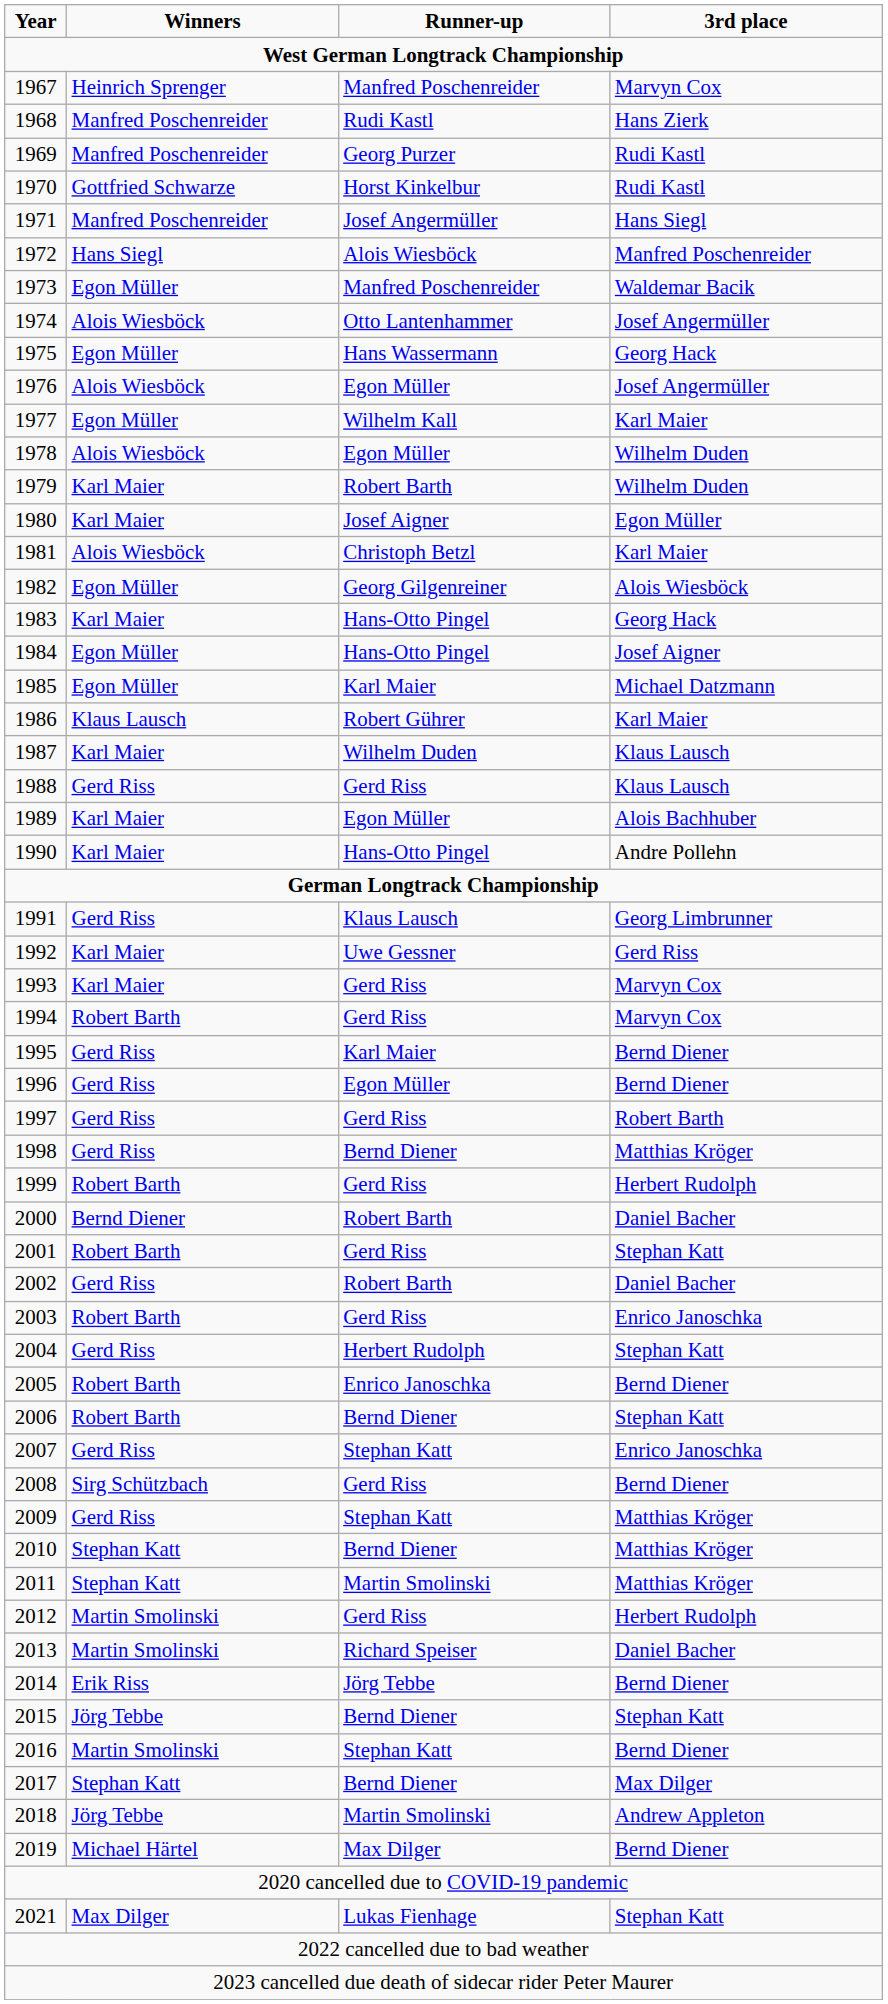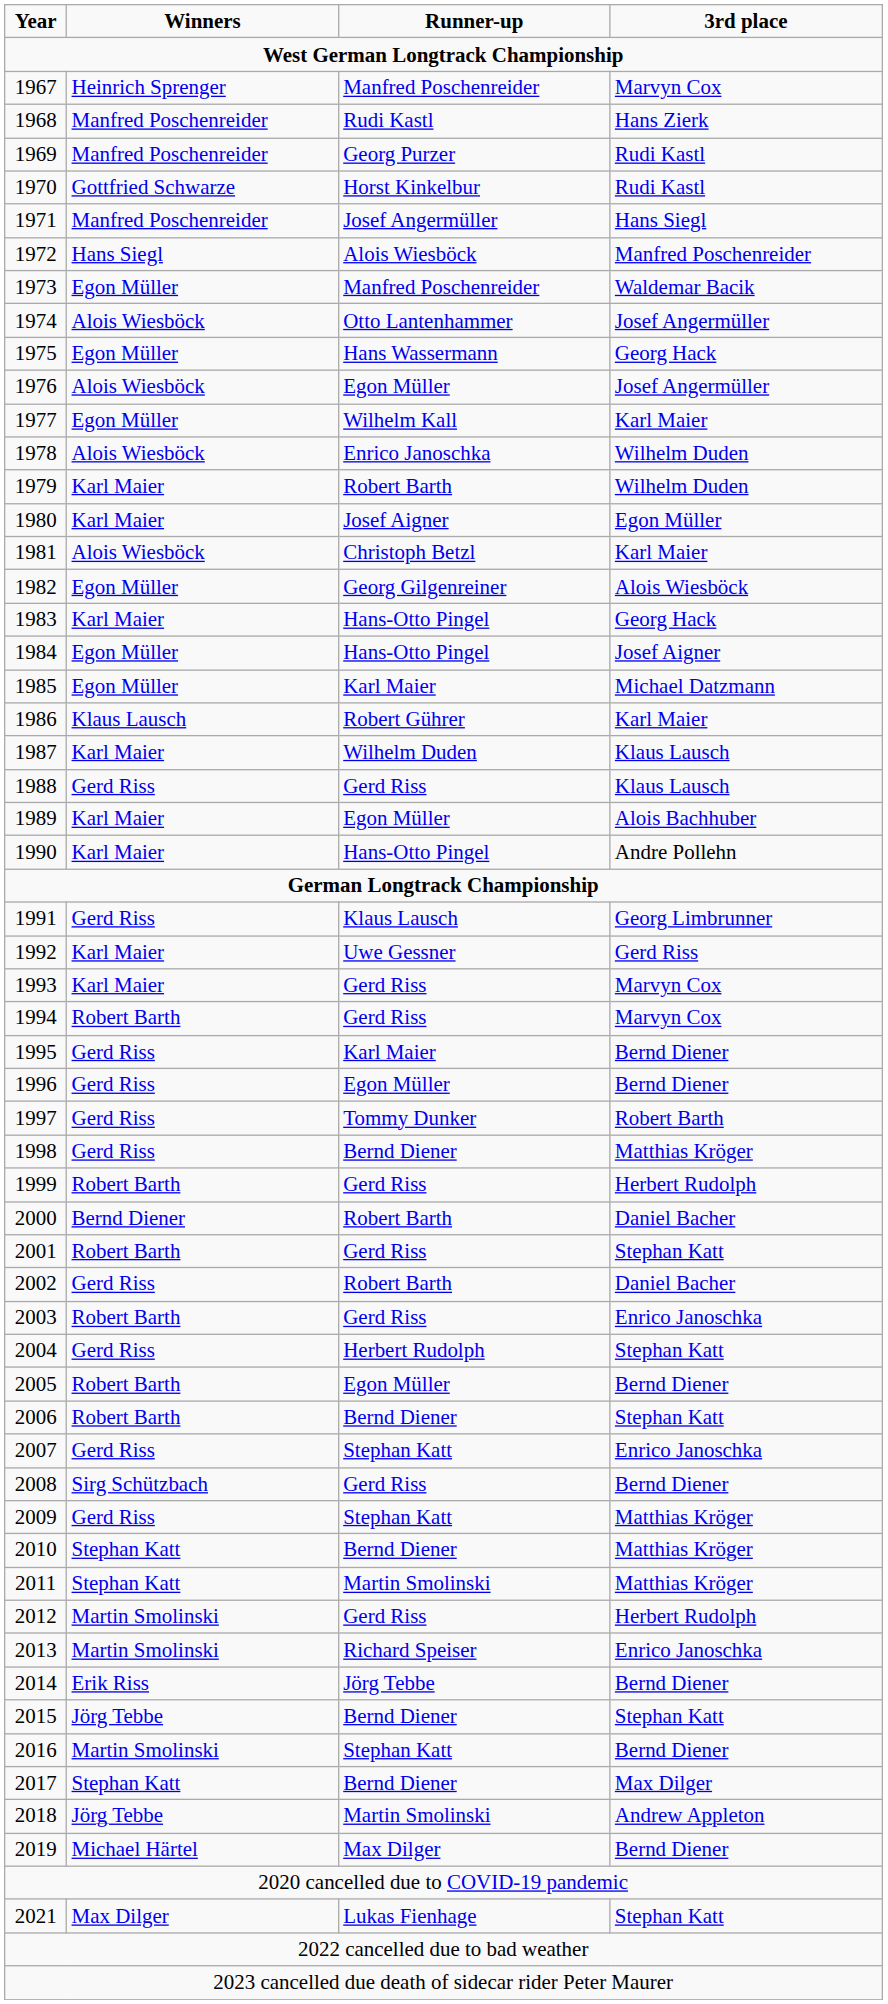(396, 453) Egon Müller -> (417, 453) Enrico Janoschka
(385, 1118) Gerd Riss -> (410, 1118) Tommy Dunker
(417, 1384) Enrico Janoschka -> (396, 1384) Egon Müller
(675, 1649) Daniel Bacher -> (688, 1649) Enrico Janoschka
